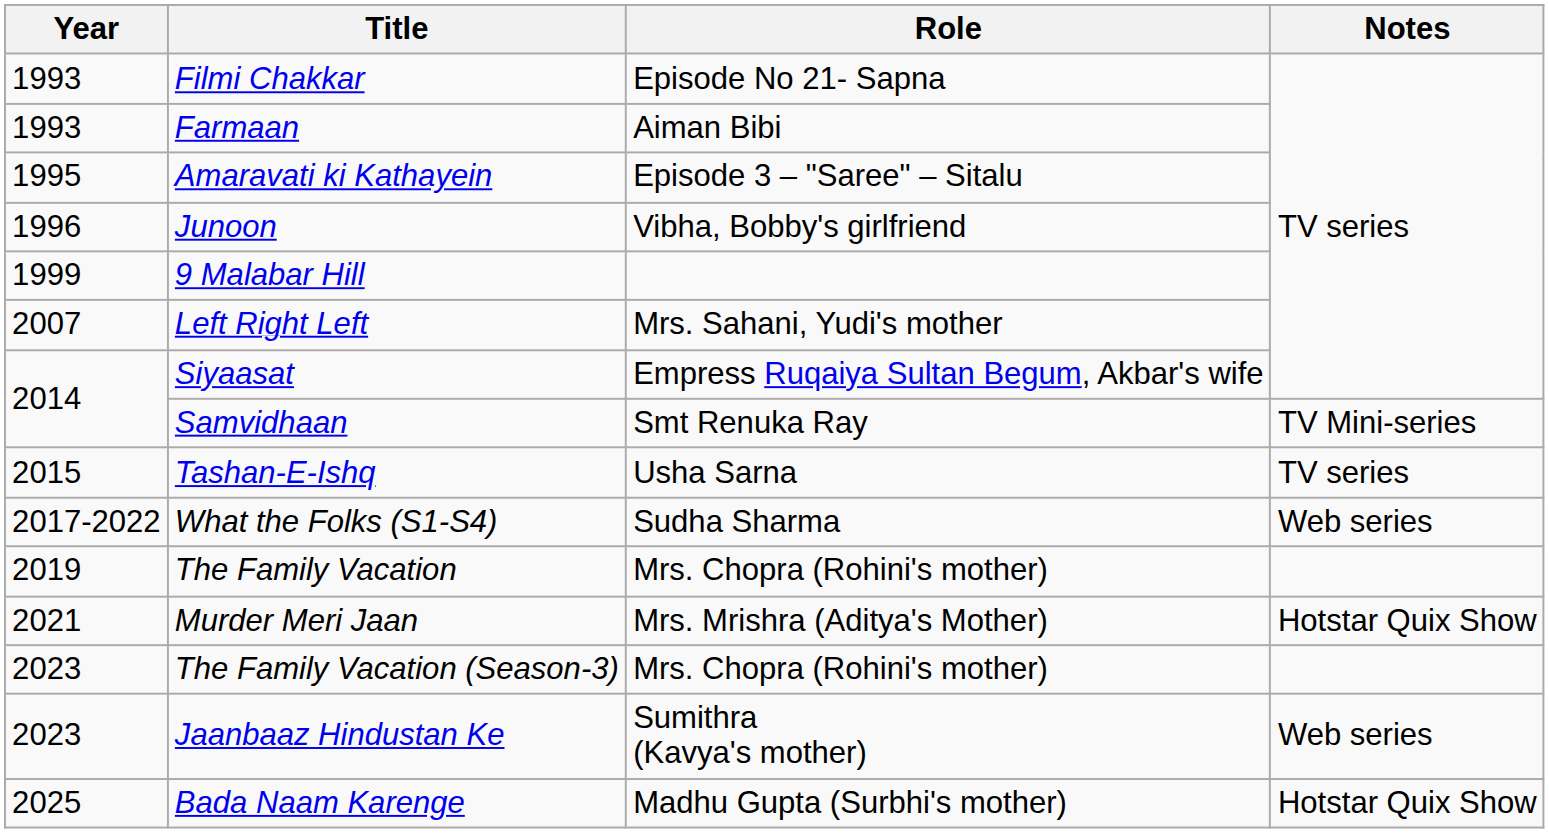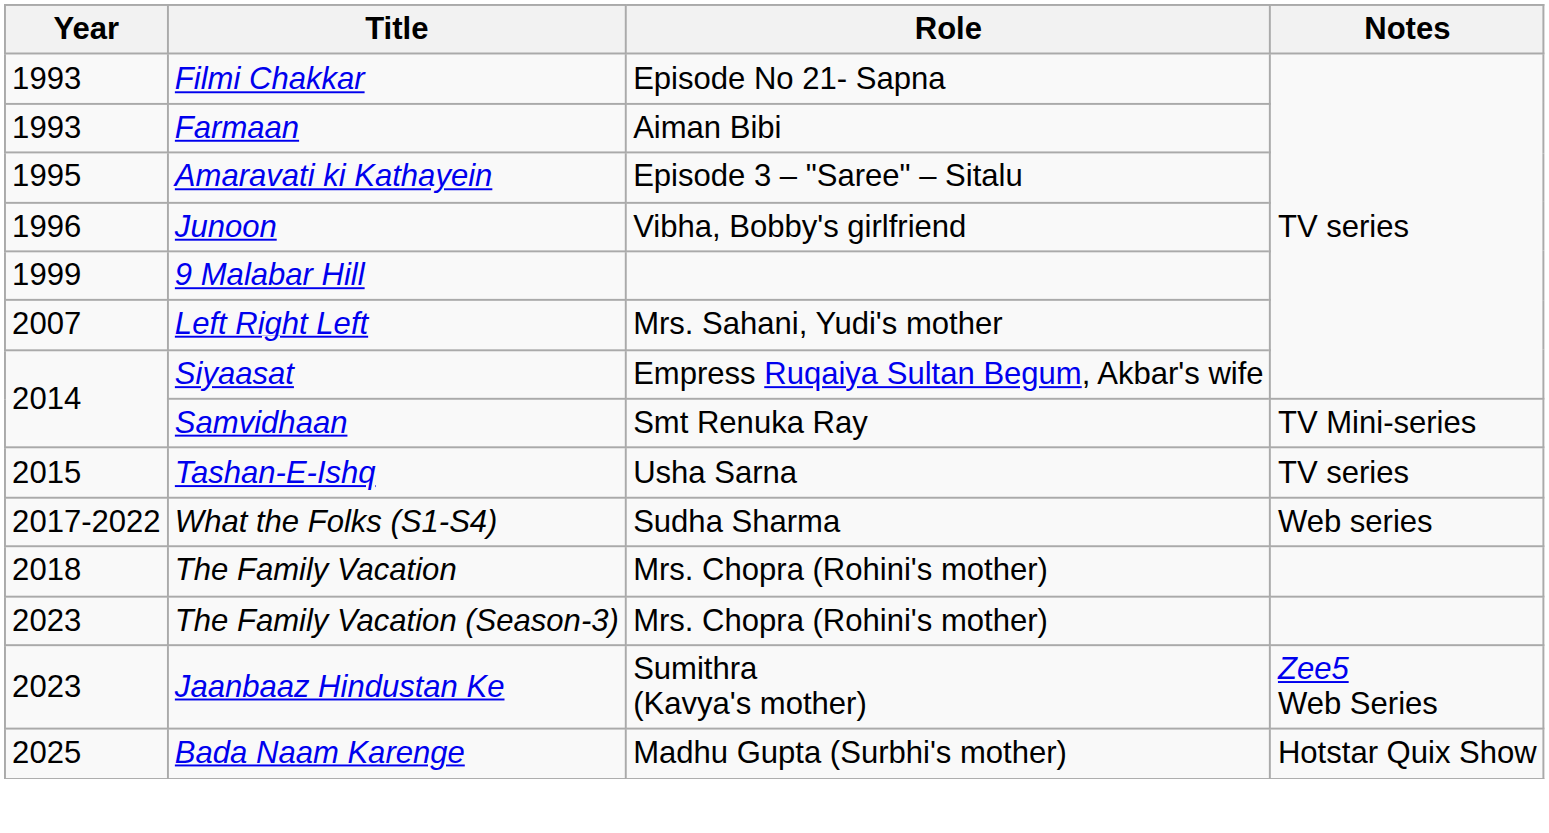(47, 570) 2019 -> (47, 570) 2018
- row: (296, 619)
(1355, 735) Web series -> (1358, 686) Zee5 Web Series
